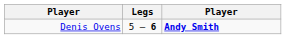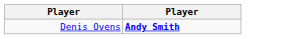- column: (142, 12)
